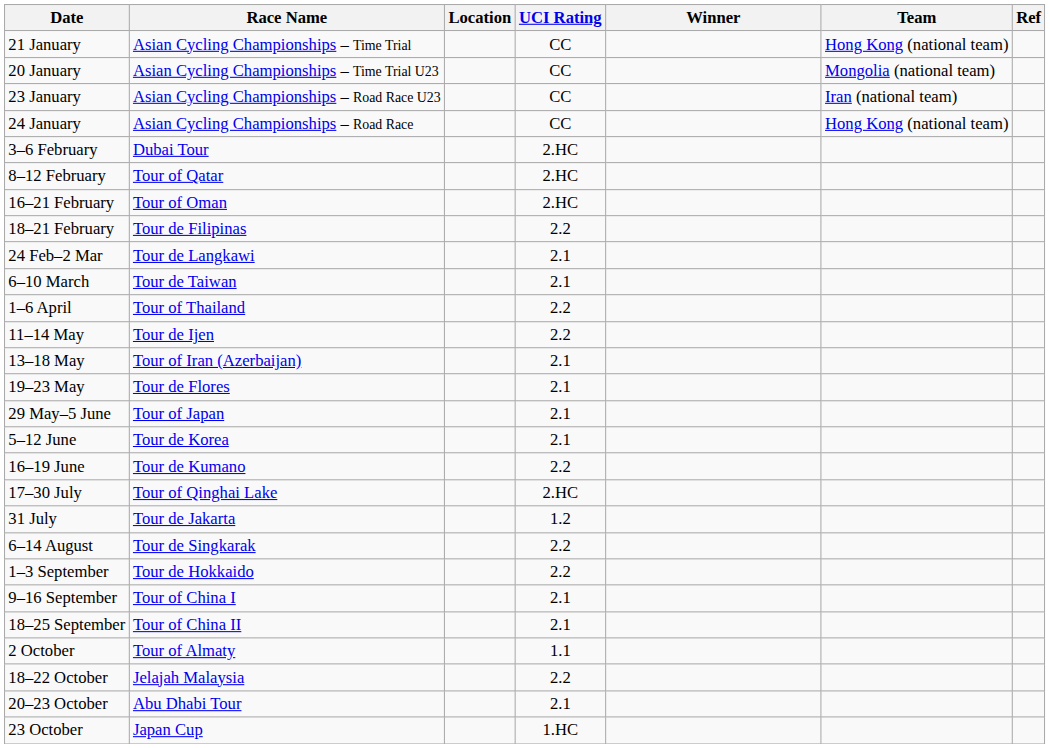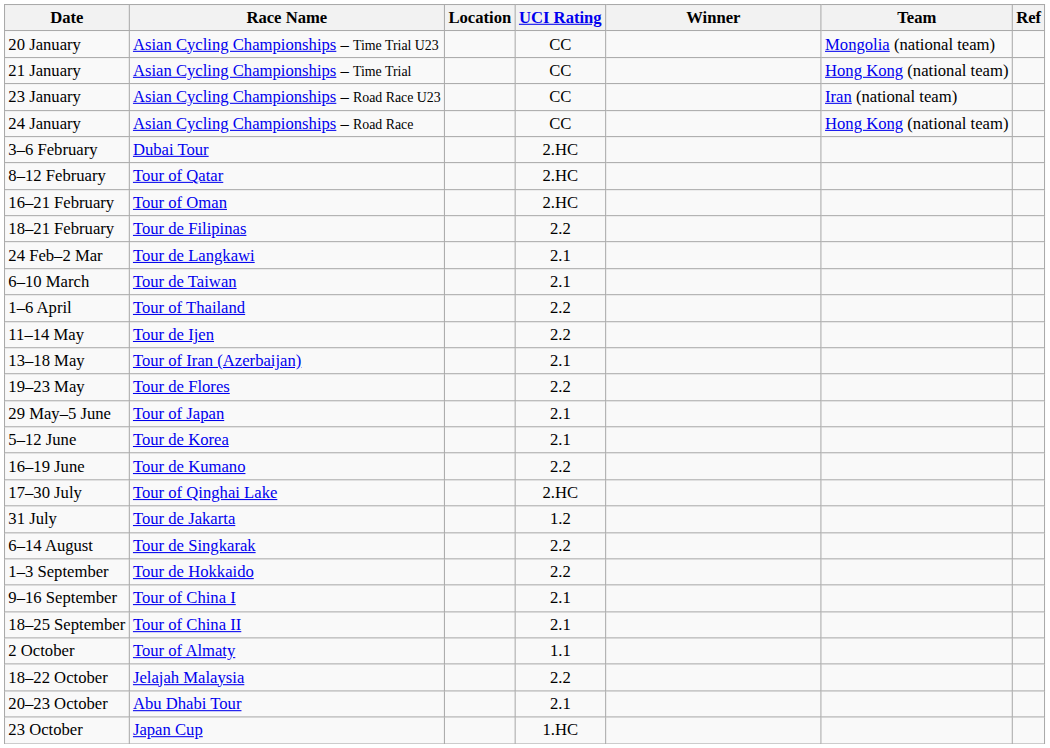rows swapped: (45, 70) <-> (45, 44)
(560, 387) 2.1 -> (560, 387) 2.2
